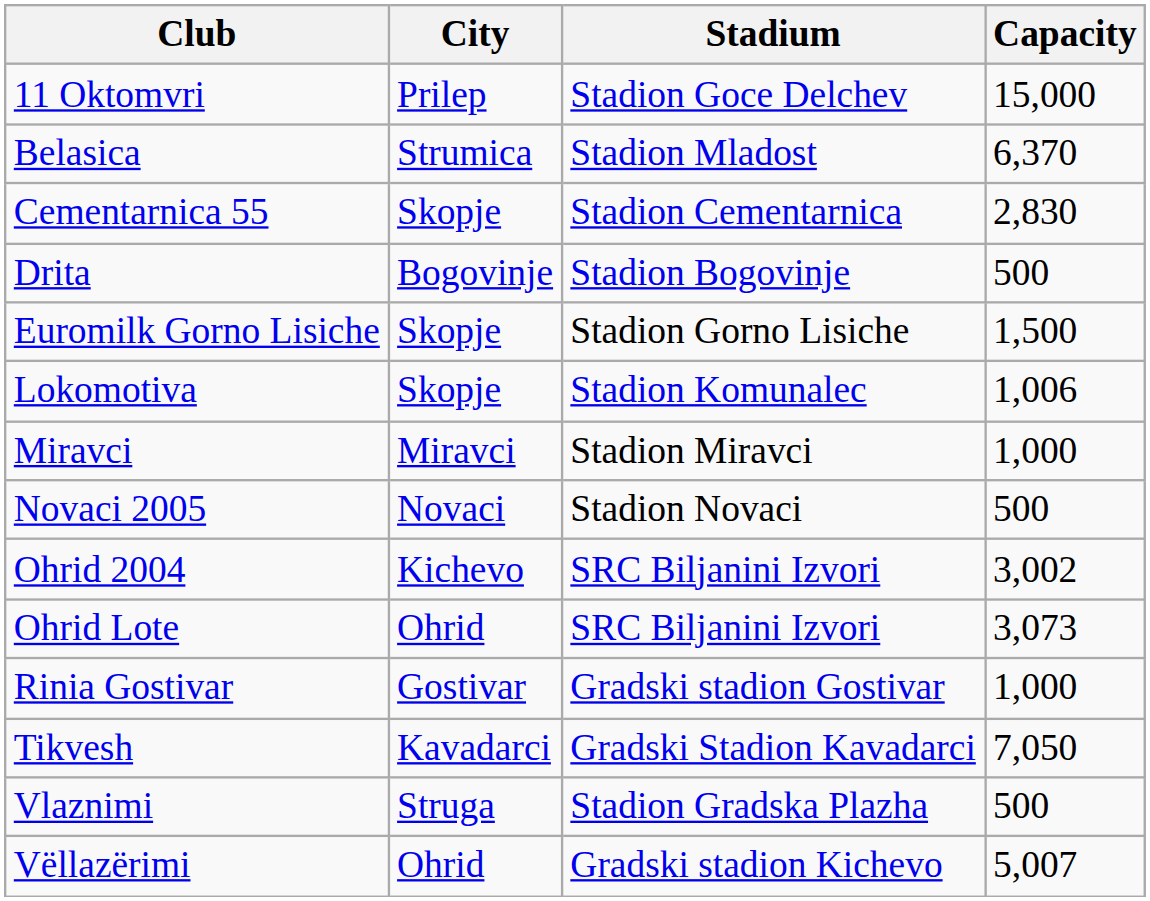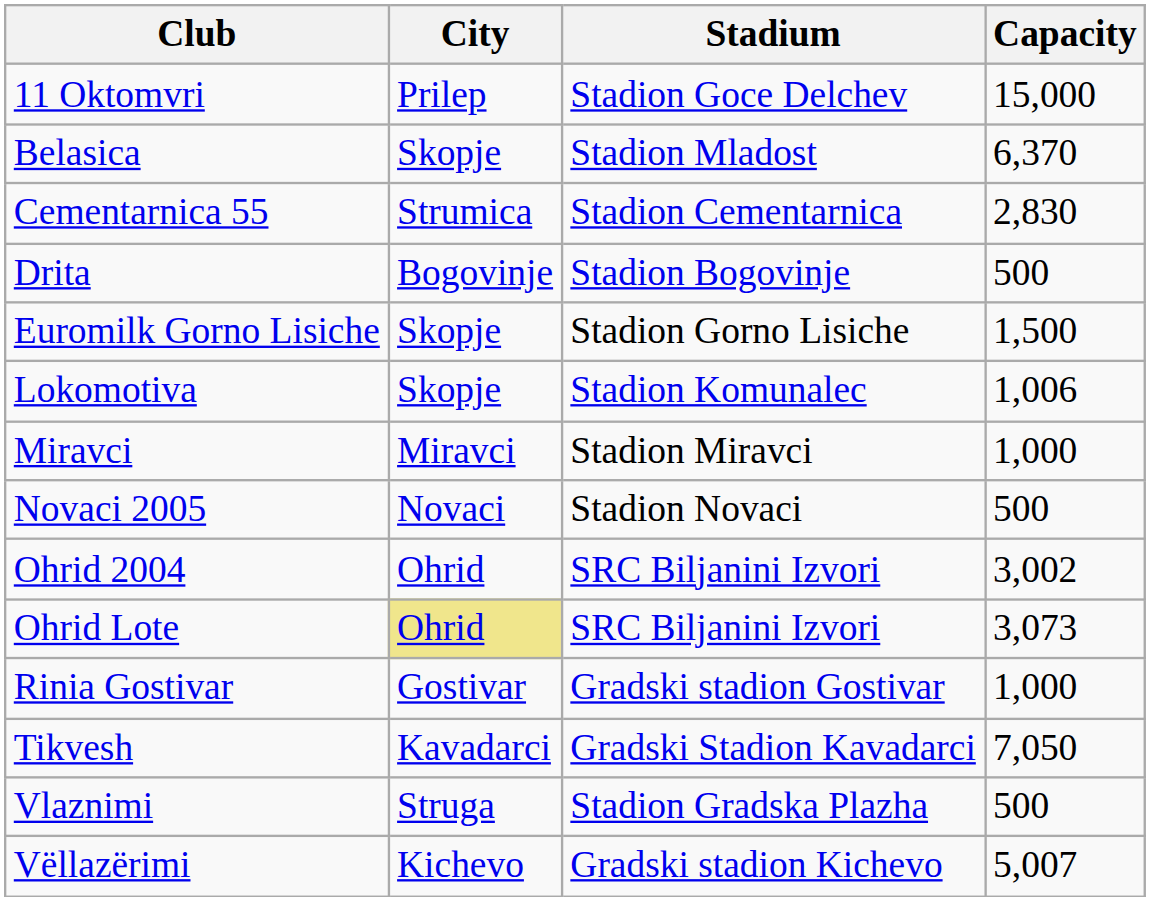(465, 152) Strumica -> (449, 152) Skopje
(449, 212) Skopje -> (465, 212) Strumica
(461, 568) Kichevo -> (441, 568) Ohrid
(441, 627) no background -> (441, 627) khaki background
(441, 865) Ohrid -> (461, 865) Kichevo
